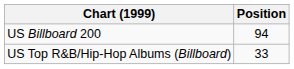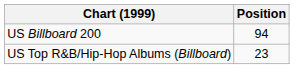(261, 53) 33 -> (261, 53) 23
